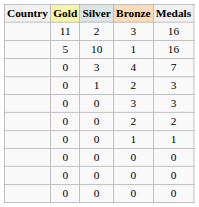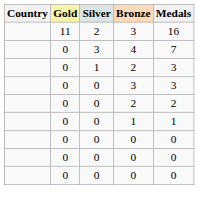- row: (97, 49)
